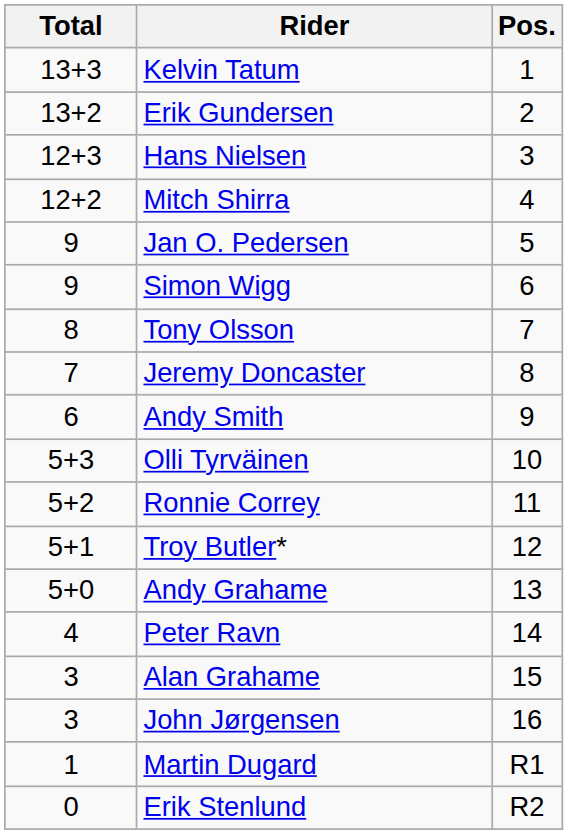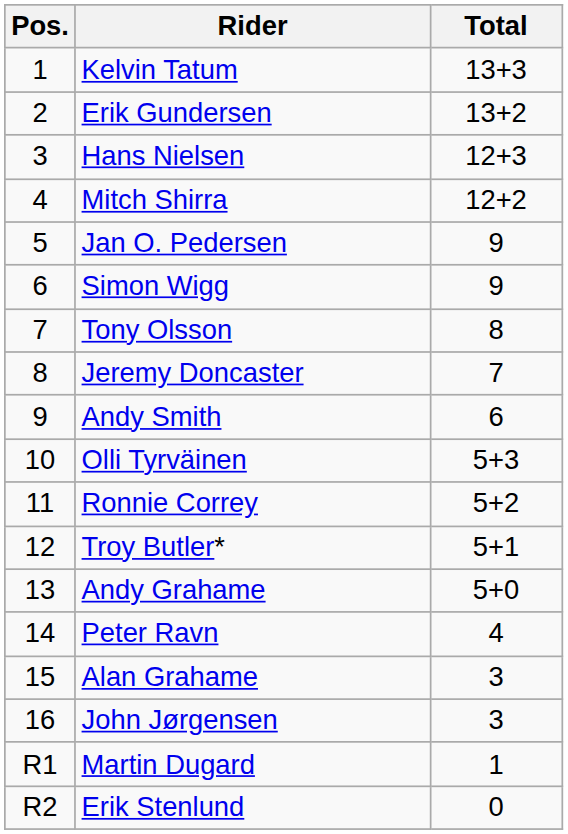columns swapped: (527, 26) <-> (71, 26)
